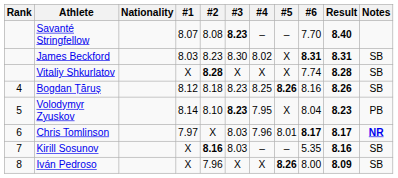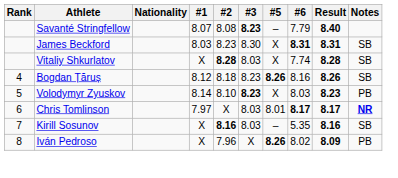- column: (262, 12)
(311, 34) 7.70 -> (300, 28) 7.79
(237, 72) X -> (251, 61) 8.03
(311, 111) 8.04 -> (300, 93) 8.03
(311, 165) 8.00 -> (300, 142) 8.02
(376, 165) SB -> (365, 142) PB
